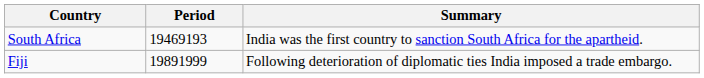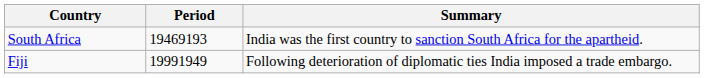(178, 61) 19891999 -> (178, 61) 19991949
